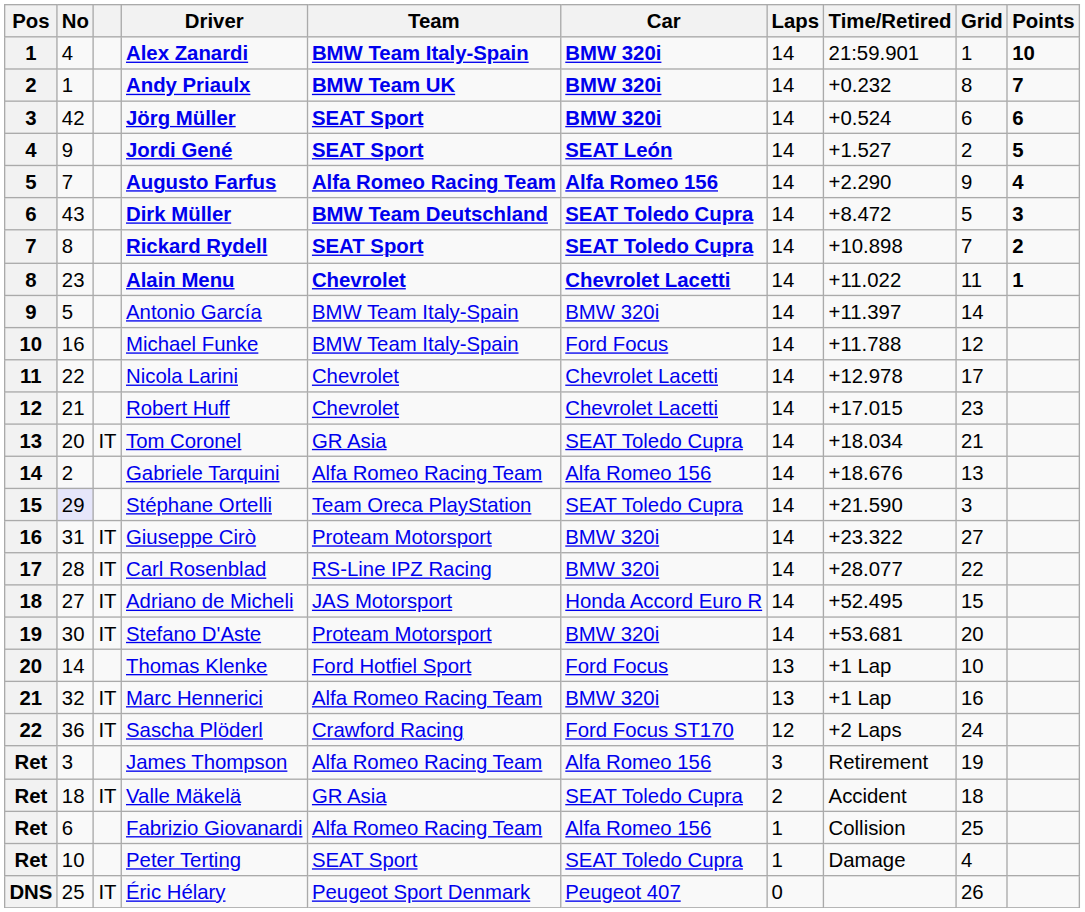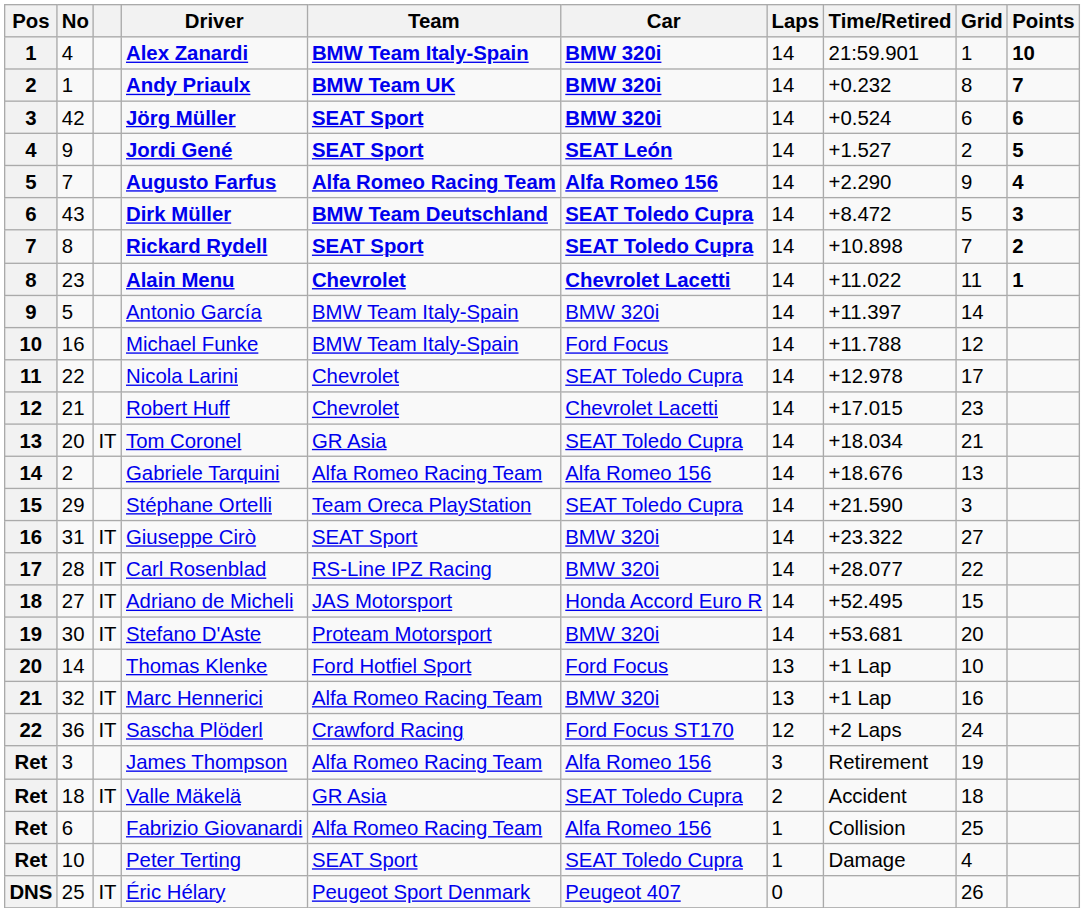(642, 376) Chevrolet Lacetti -> (654, 376) SEAT Toledo Cupra
(73, 505) lavender background -> (73, 505) no background
(402, 537) Proteam Motorsport -> (365, 537) SEAT Sport
